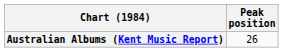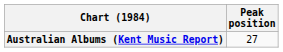(252, 39) 26 -> (252, 39) 27
